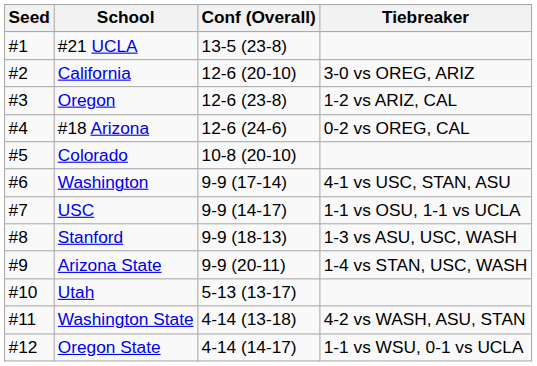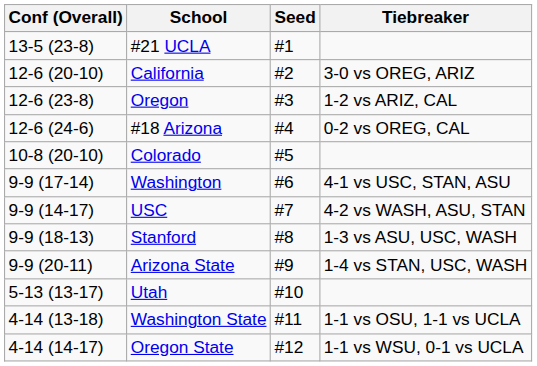columns swapped: (29, 18) <-> (259, 18)
(422, 210) 1-1 vs OSU, 1-1 vs UCLA -> (425, 210) 4-2 vs WASH, ASU, STAN
(425, 319) 4-2 vs WASH, ASU, STAN -> (422, 319) 1-1 vs OSU, 1-1 vs UCLA
